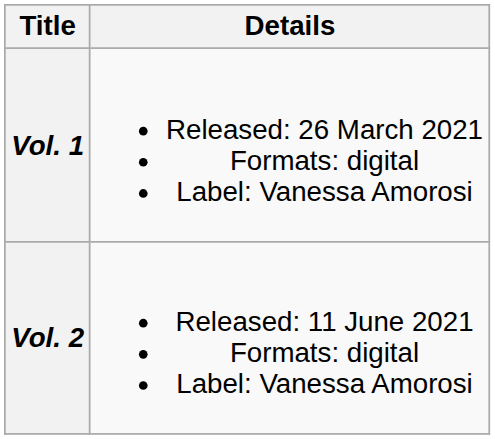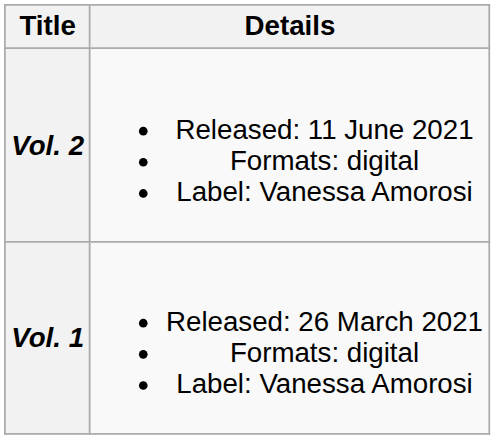rows swapped: (48, 144) <-> (48, 337)
